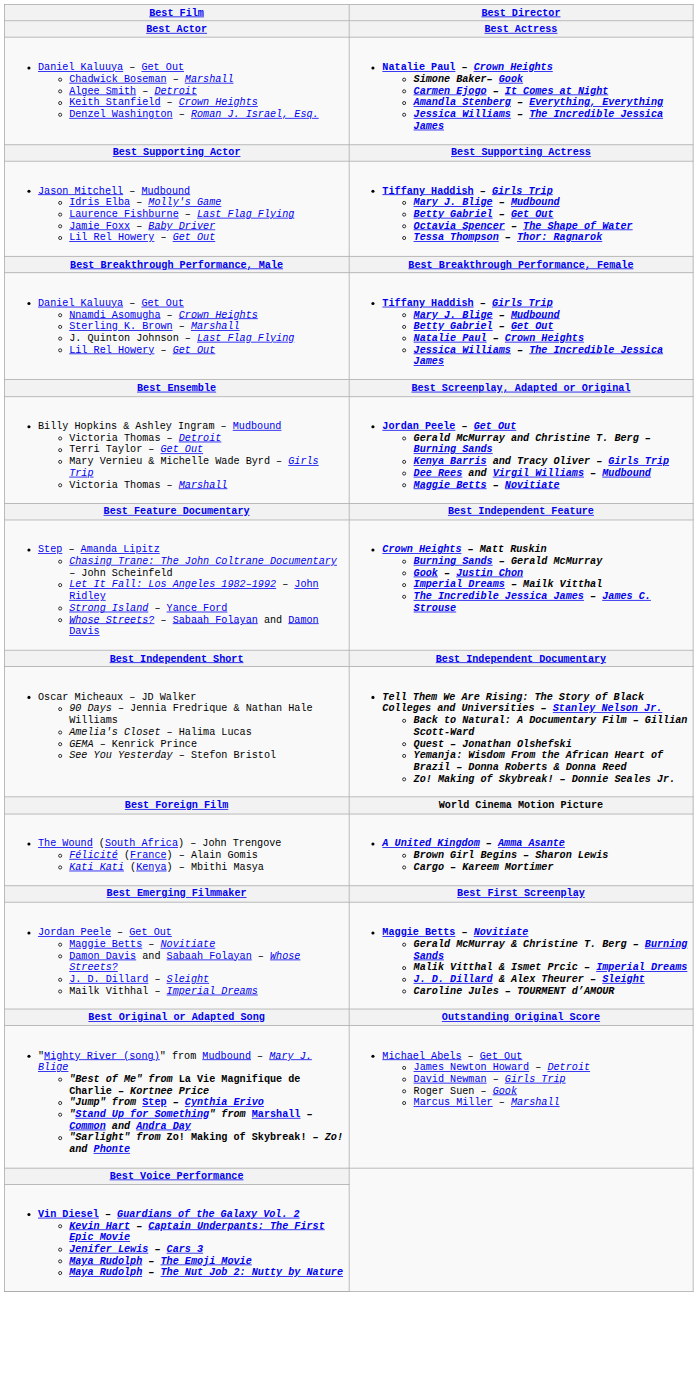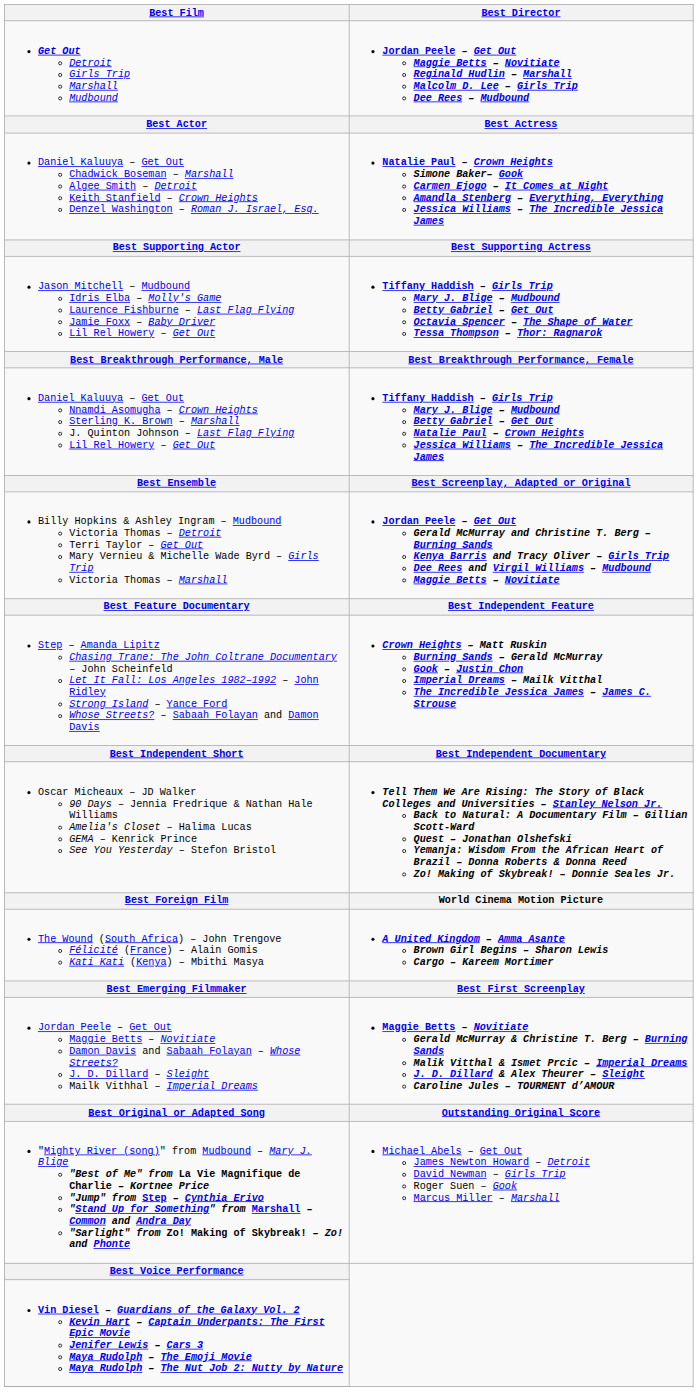+ row: (177, 74)
